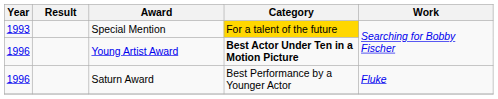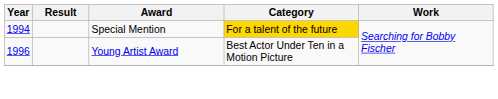(18, 29) 1993 -> (18, 29) 1994
(290, 51) bold -> (285, 51) normal
- row: (123, 79)
